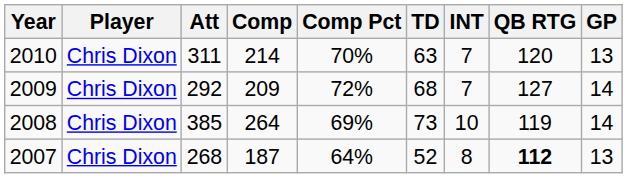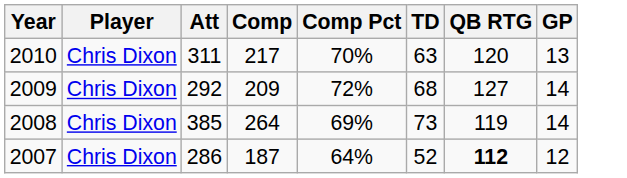- column: (467, 22)
(262, 55) 214 -> (262, 55) 217
(204, 156) 268 -> (204, 156) 286
(602, 156) 13 -> (557, 156) 12
